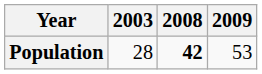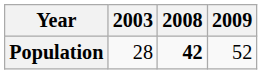(242, 52) 53 -> (242, 52) 52
